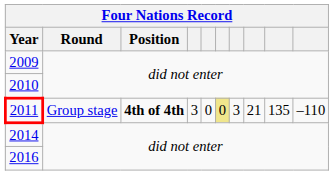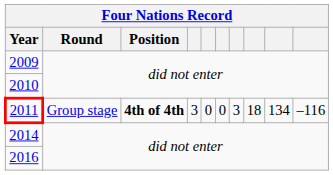(222, 110) khaki background -> (222, 110) no background
(254, 110) 21 -> (254, 110) 18
(279, 110) 135 -> (279, 110) 134
(311, 110) –110 -> (311, 110) –116
